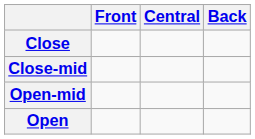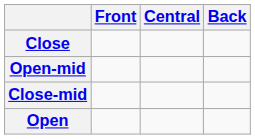rows swapped: (48, 69) <-> (48, 95)
